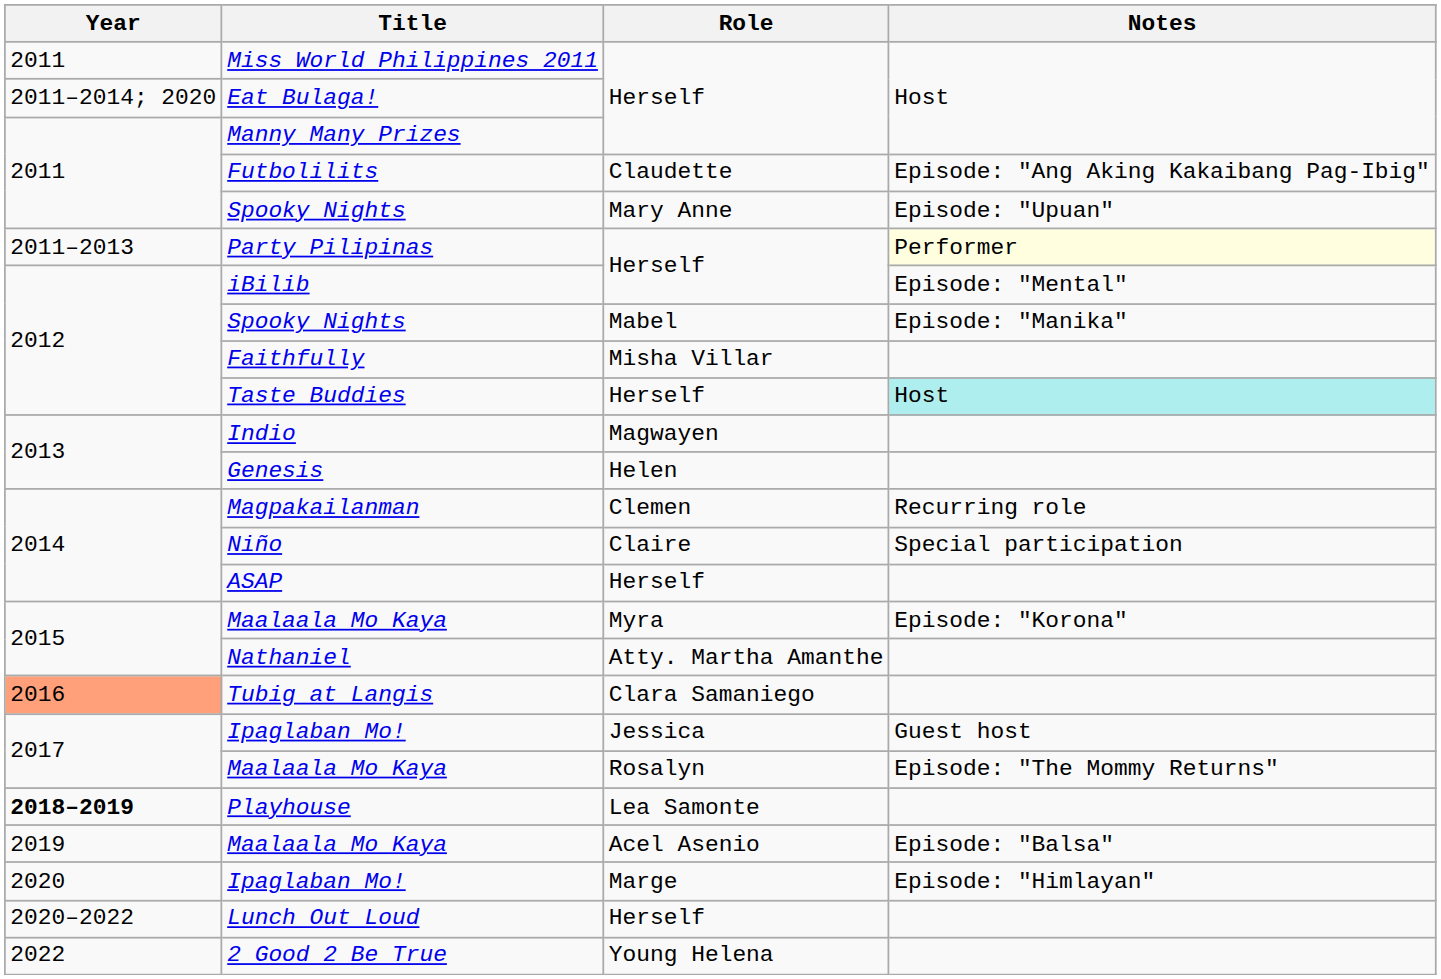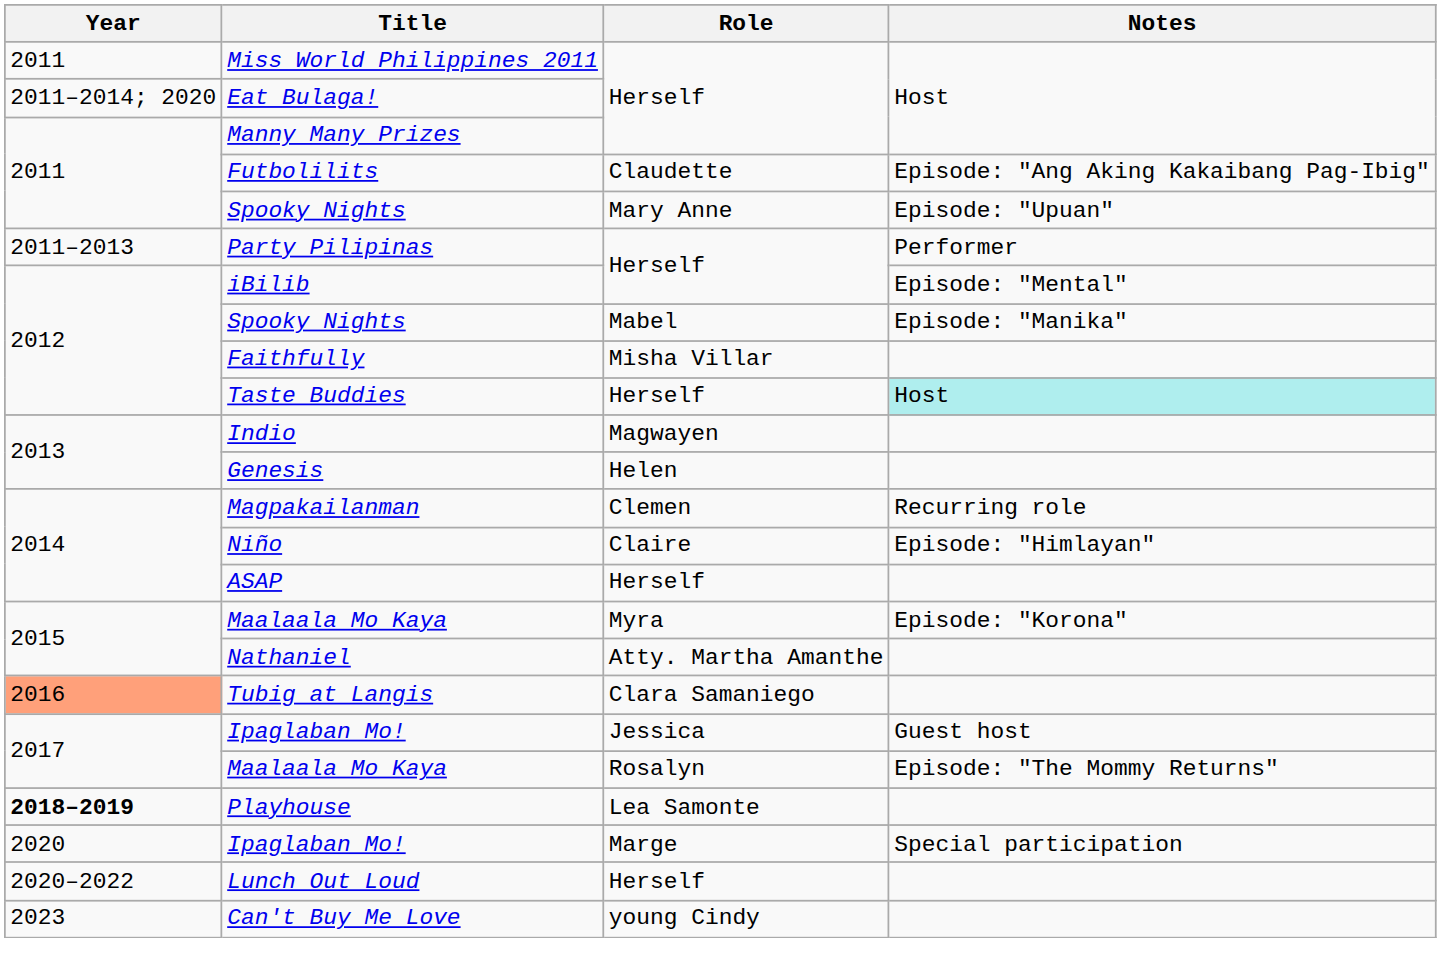(956, 247) lightyellow background -> (956, 247) no background
(1038, 546) Special participation -> (1025, 546) Episode: "Himlayan"
- row: (337, 844)
(1025, 881) Episode: "Himlayan" -> (1038, 844) Special participation
- row: (337, 956)
+ row: (344, 918)
